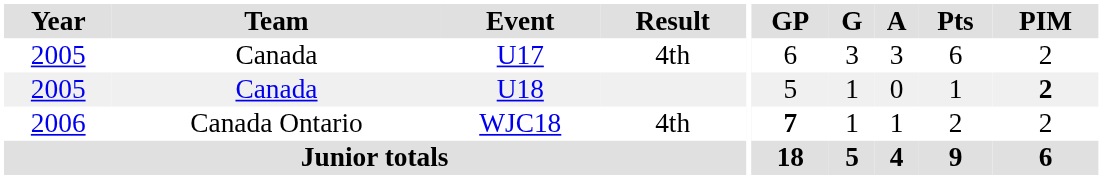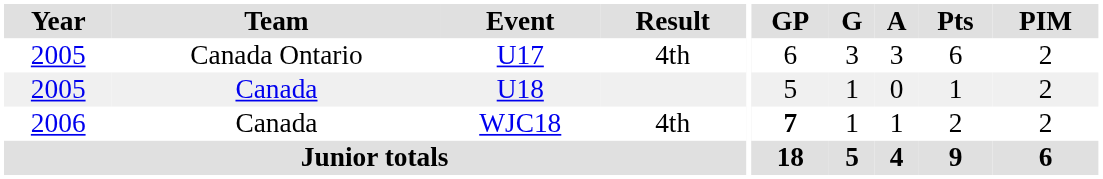(276, 54) Canada -> (276, 54) Canada Ontario
(1046, 89) bold -> (1046, 89) normal
(276, 123) Canada Ontario -> (276, 123) Canada
